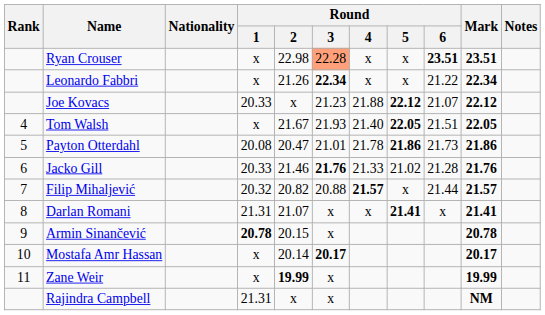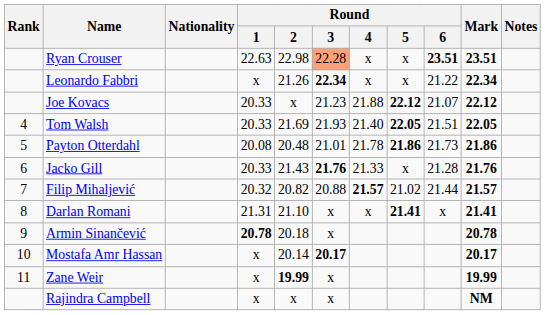(256, 59) x -> (256, 59) 22.63
(256, 124) x -> (256, 124) 20.33
(293, 124) 21.67 -> (293, 124) 21.69
(293, 146) 20.47 -> (293, 146) 20.48
(293, 168) 21.46 -> (293, 168) 21.43
(405, 168) 21.02 -> (405, 168) x
(405, 189) x -> (405, 189) 21.02
(293, 211) 21.07 -> (293, 211) 21.10
(293, 233) 20.15 -> (293, 233) 20.18
(256, 299) 21.31 -> (256, 299) x
